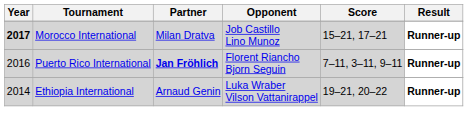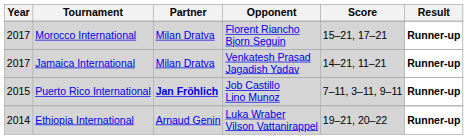(19, 36) bold -> (19, 36) normal
(253, 36) Job Castillo Lino Munoz -> (263, 36) Florent Riancho Bjorn Seguin
+ row: (85, 64)
(19, 64) 2016 -> (19, 92) 2015
(263, 64) Florent Riancho Bjorn Seguin -> (253, 92) Job Castillo Lino Munoz
